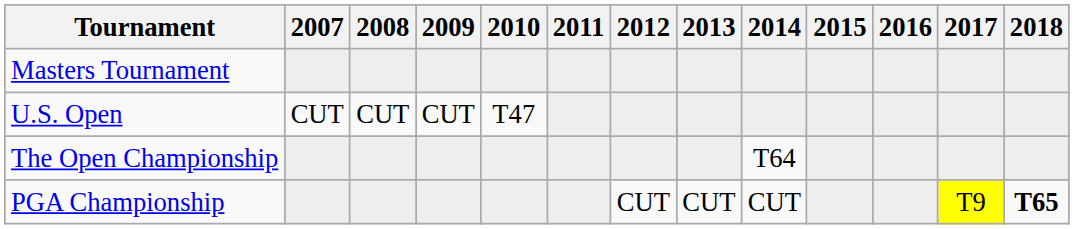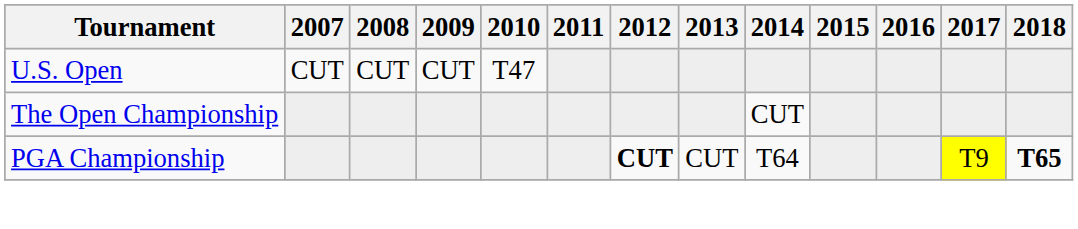- row: (120, 70)
(774, 158) T64 -> (777, 114) CUT
(643, 202) normal -> (645, 158) bold
(774, 202) CUT -> (777, 158) T64
